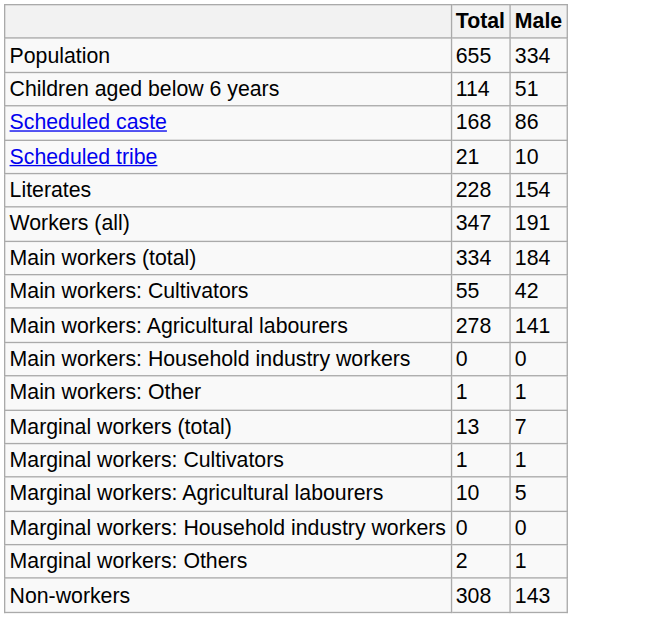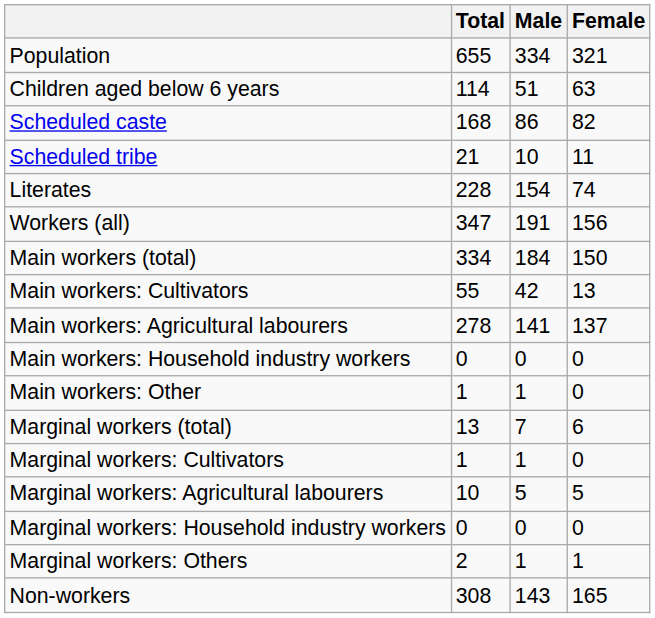+ column: (609, 21)
